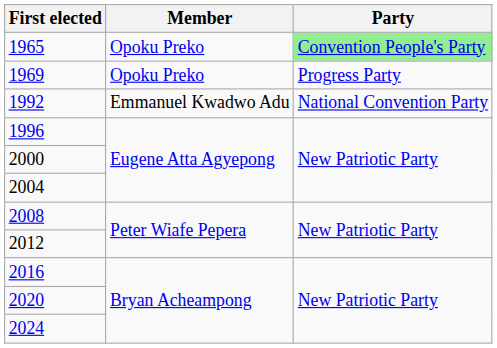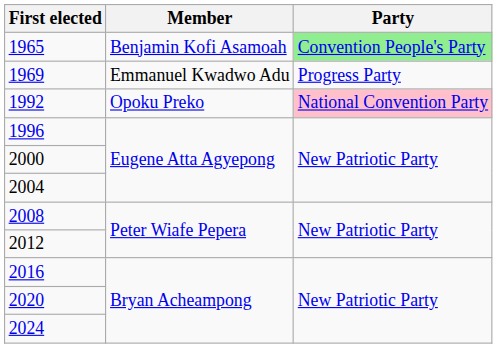(157, 46) Opoku Preko -> (198, 46) Benjamin Kofi Asamoah
(157, 74) Opoku Preko -> (200, 74) Emmanuel Kwadwo Adu
(200, 103) Emmanuel Kwadwo Adu -> (157, 103) Opoku Preko
(393, 103) no background -> (393, 103) pink background
